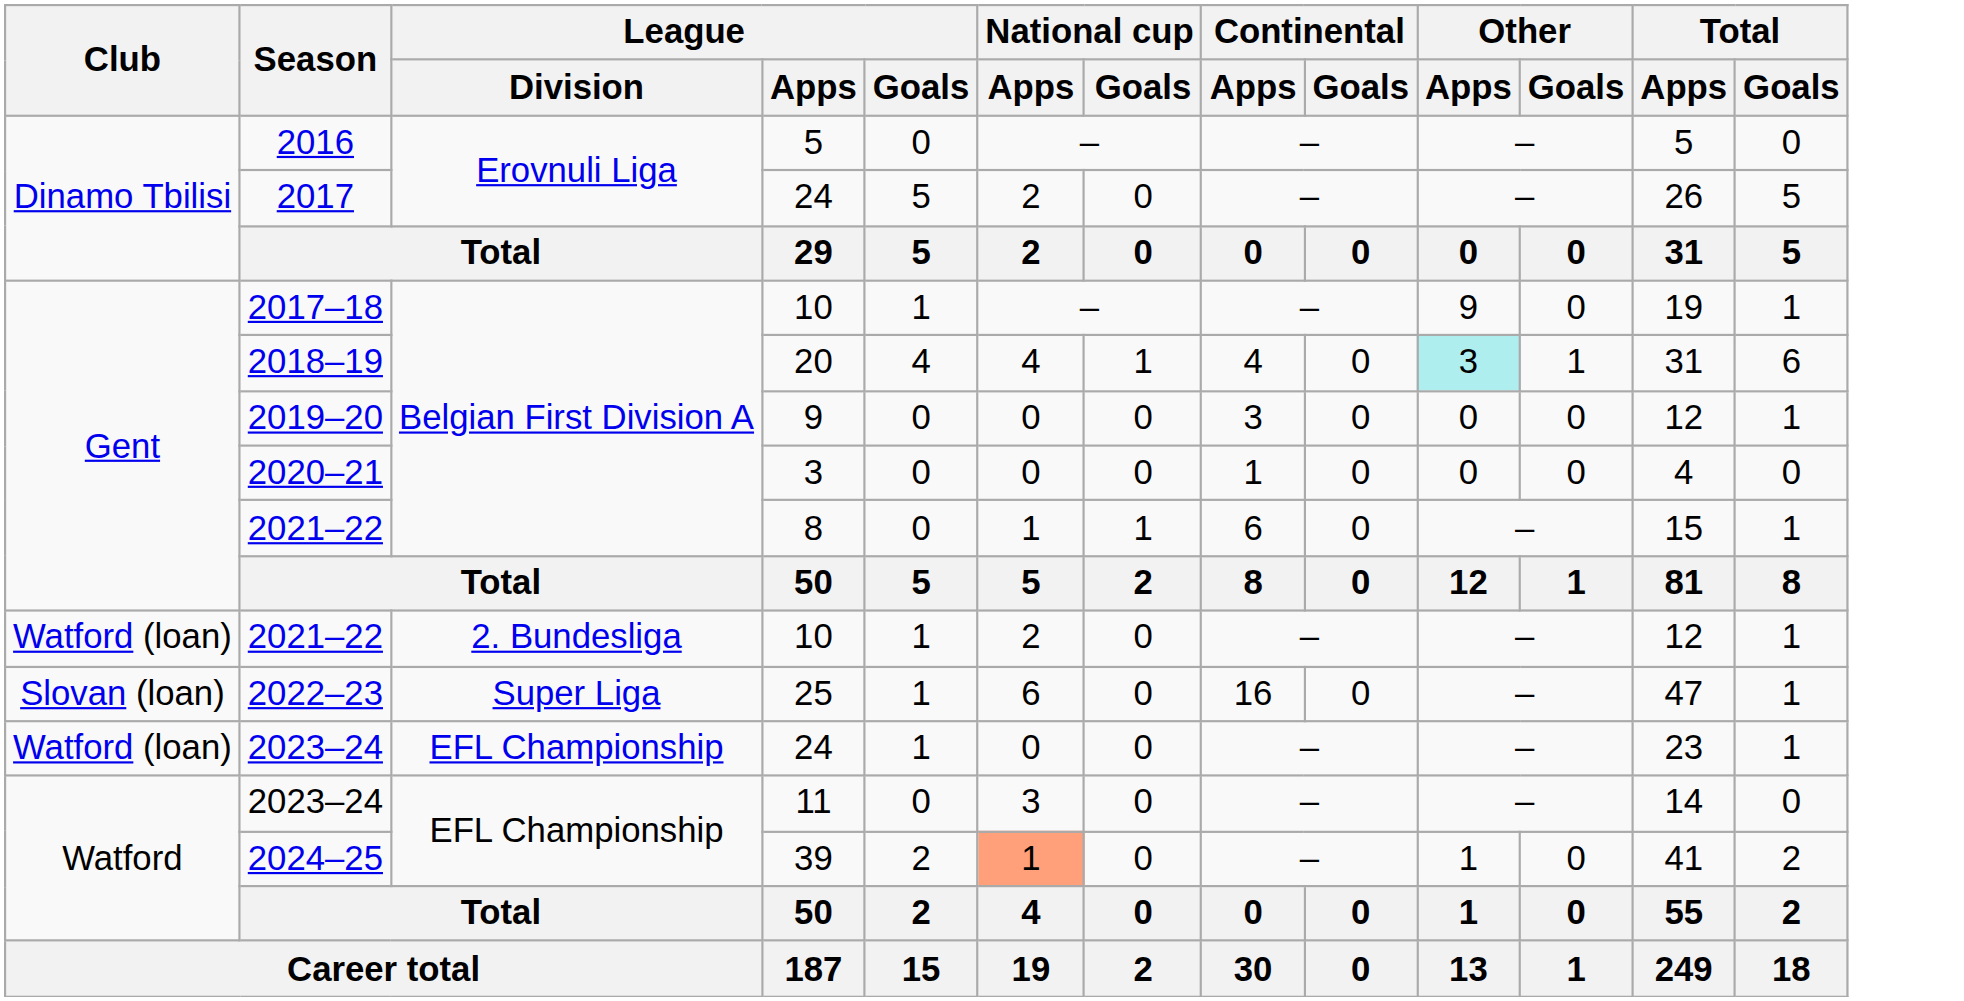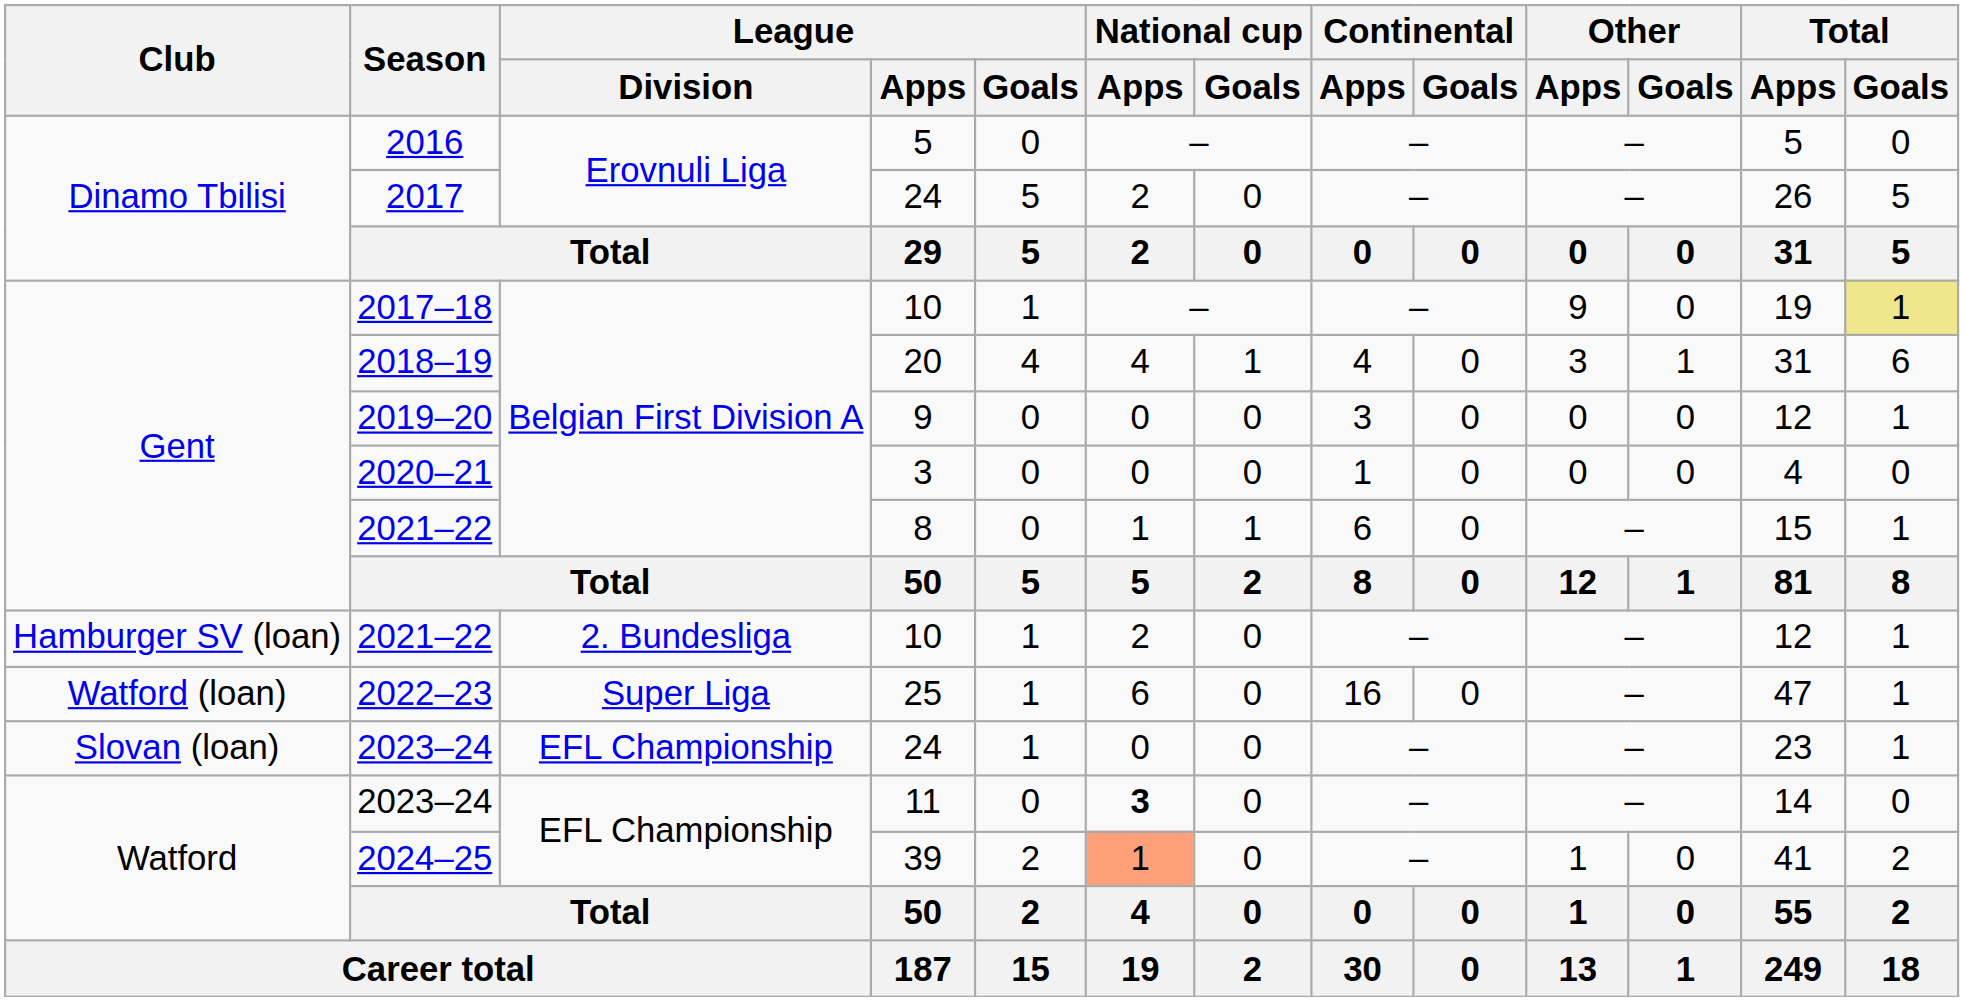(1791, 307) no background -> (1901, 307) khaki background
(1468, 362) paleturquoise background -> (1578, 362) no background
(122, 637) Watford (loan) -> (177, 637) Hamburger SV (loan)
(122, 692) Slovan (loan) -> (177, 692) Watford (loan)
(122, 747) Watford (loan) -> (177, 747) Slovan (loan)
(1031, 802) normal -> (1140, 802) bold
